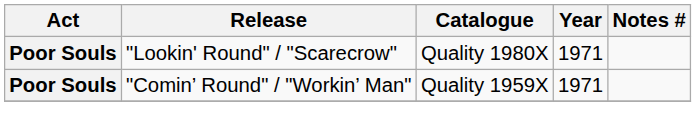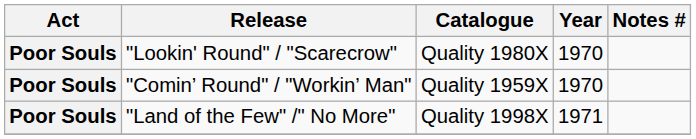(581, 52) 1971 -> (581, 52) 1970
(581, 85) 1971 -> (581, 85) 1970
+ row: (261, 117)
